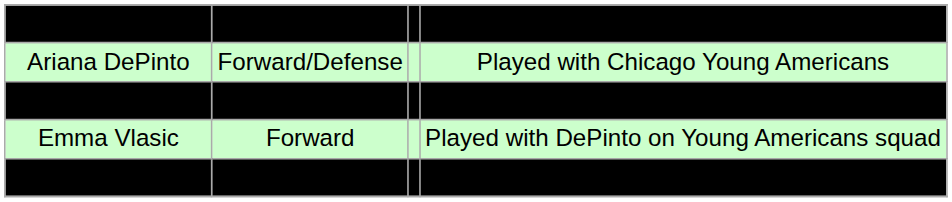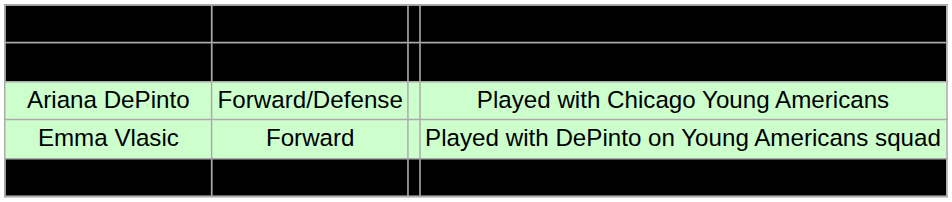(683, 23) normal -> (683, 23) bold
rows swapped: (108, 61) <-> (108, 100)
